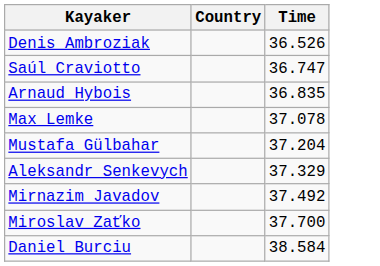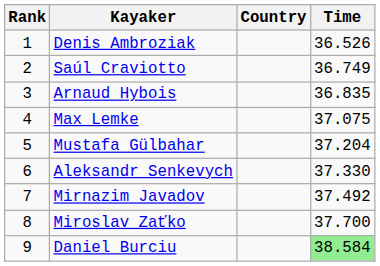+ column: (27, 17)
(297, 69) 36.747 -> (342, 69) 36.749
(297, 120) 37.078 -> (342, 120) 37.075
(297, 171) 37.329 -> (342, 171) 37.330
(297, 248) no background -> (342, 248) lightgreen background
